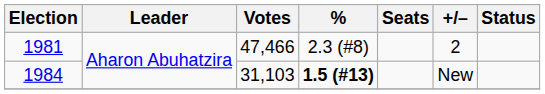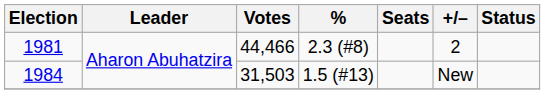(267, 46) 47,466 -> (267, 46) 44,466
(267, 74) 31,103 -> (267, 74) 31,503
(338, 74) bold -> (338, 74) normal
